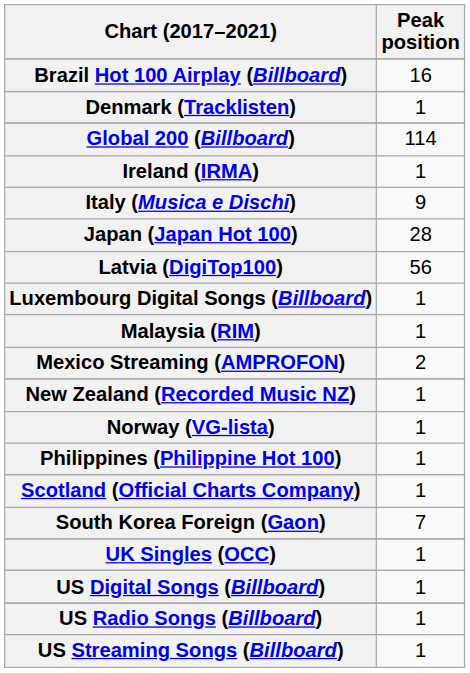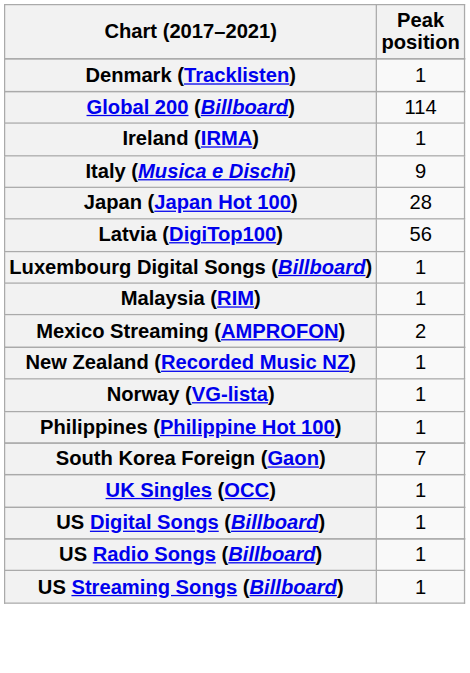- row: (191, 75)
- row: (191, 490)
